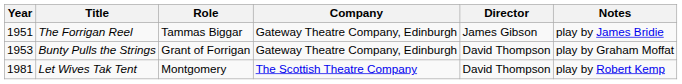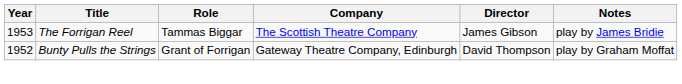(20, 32) 1951 -> (20, 32) 1953
(356, 32) Gateway Theatre Company, Edinburgh -> (336, 32) The Scottish Theatre Company
(20, 50) 1953 -> (20, 50) 1952
- row: (88, 69)
